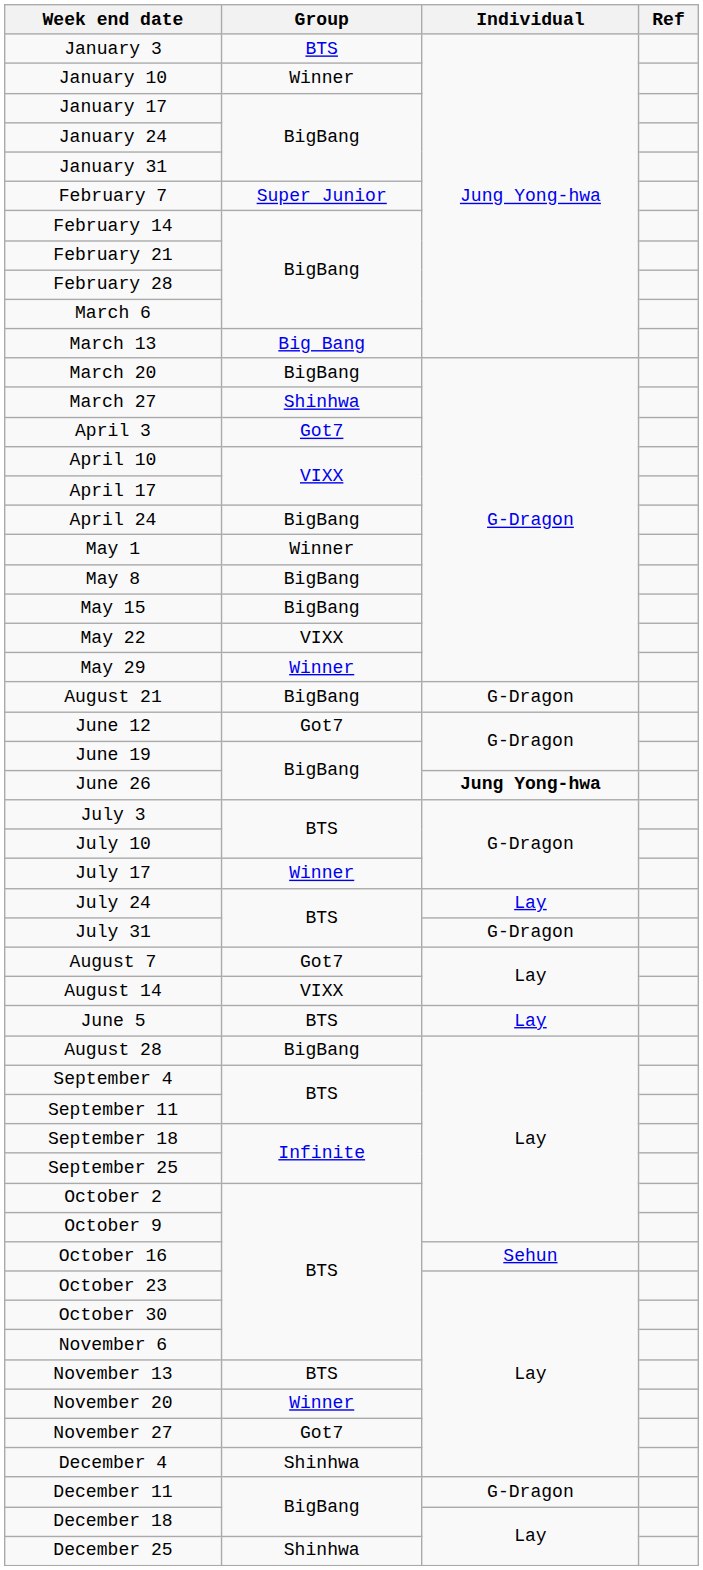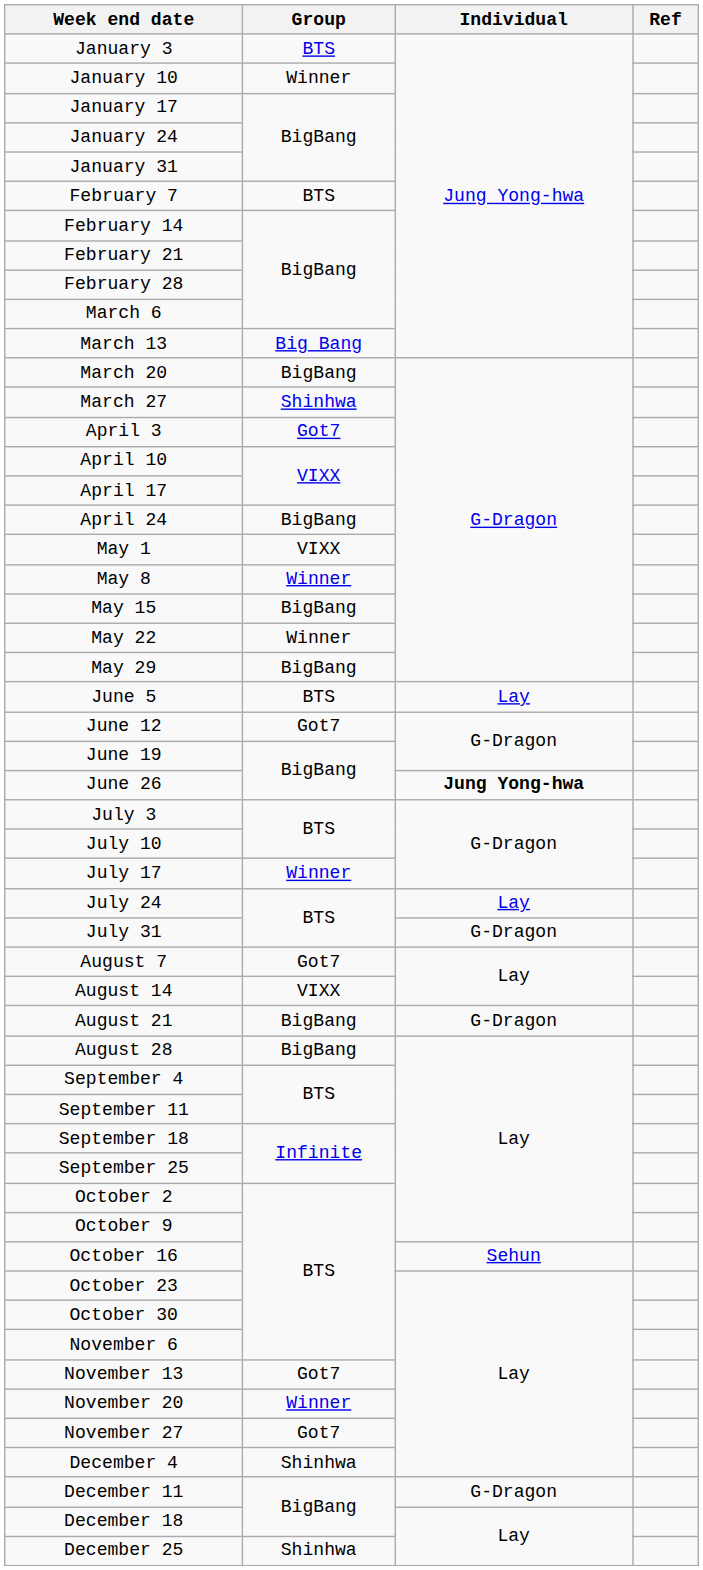(322, 196) Super Junior -> (319, 196) BTS
(322, 550) Winner -> (319, 550) VIXX
(322, 579) BigBang -> (319, 579) Winner
(322, 638) VIXX -> (319, 638) Winner
(322, 667) Winner -> (319, 667) BigBang
rows swapped: (113, 1021) <-> (113, 697)
(322, 1374) BTS -> (319, 1374) Got7
